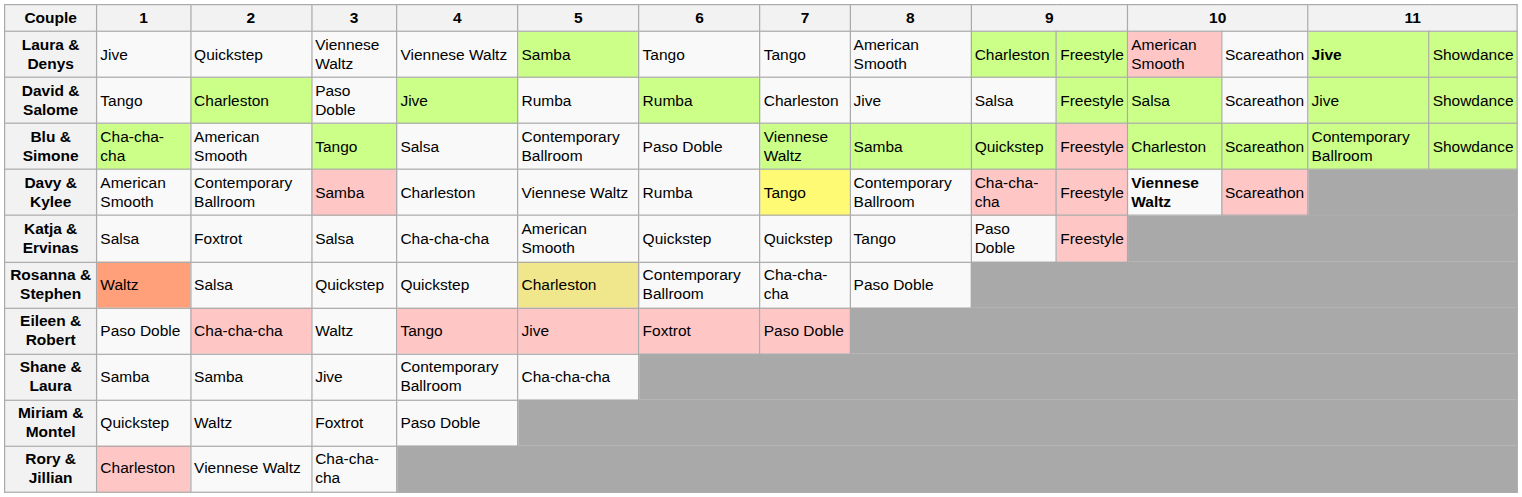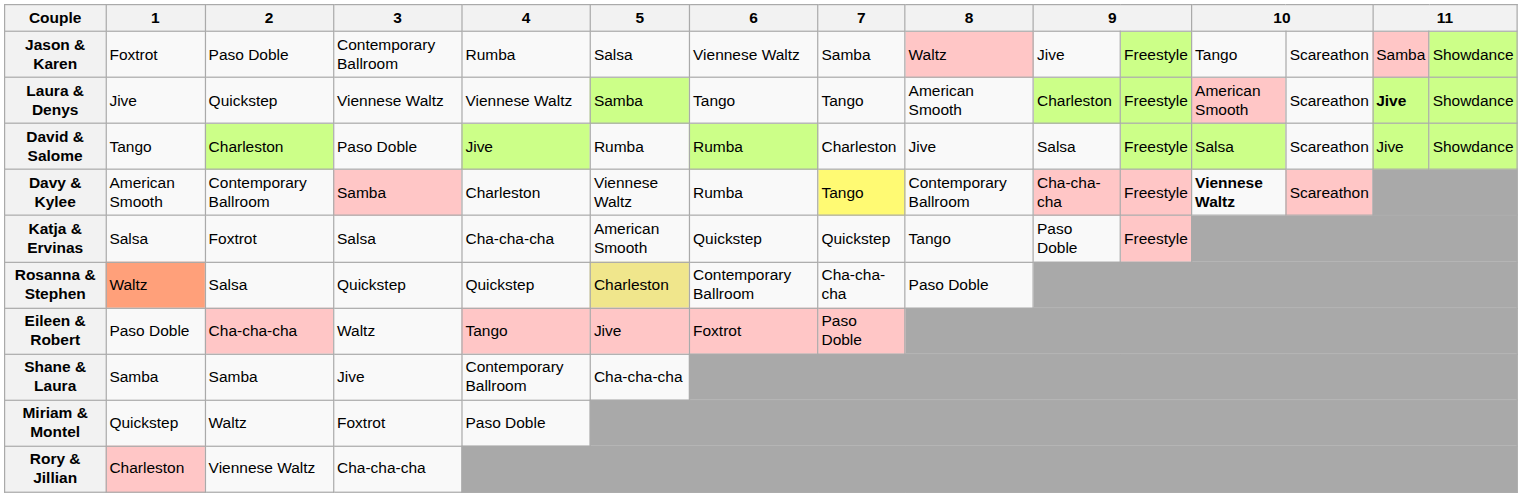+ row: (55, 54)
- row: (51, 146)
